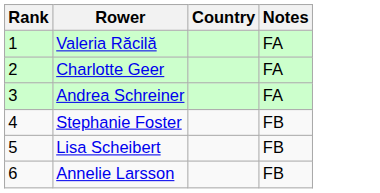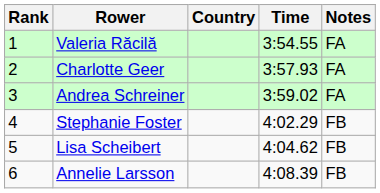+ column: (290, 17)
